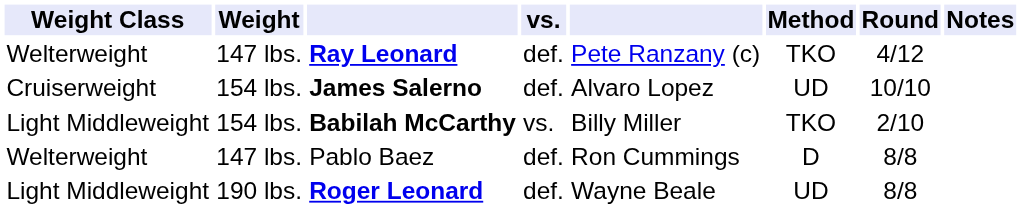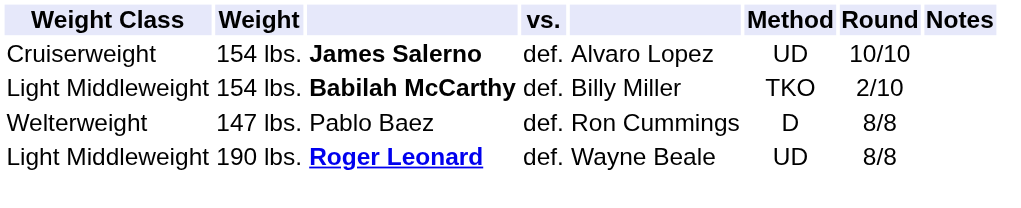- row: (383, 54)
(539, 122) vs. -> (544, 88) def.
